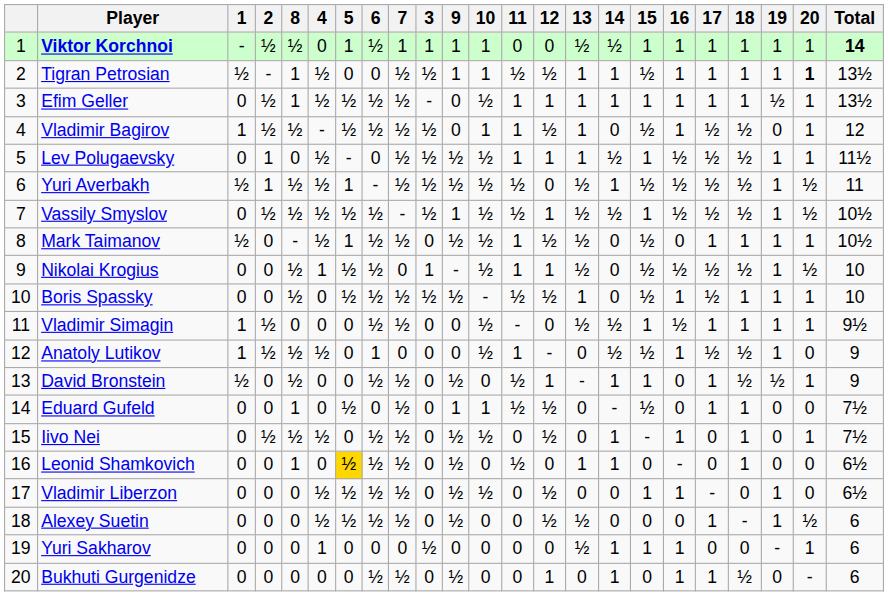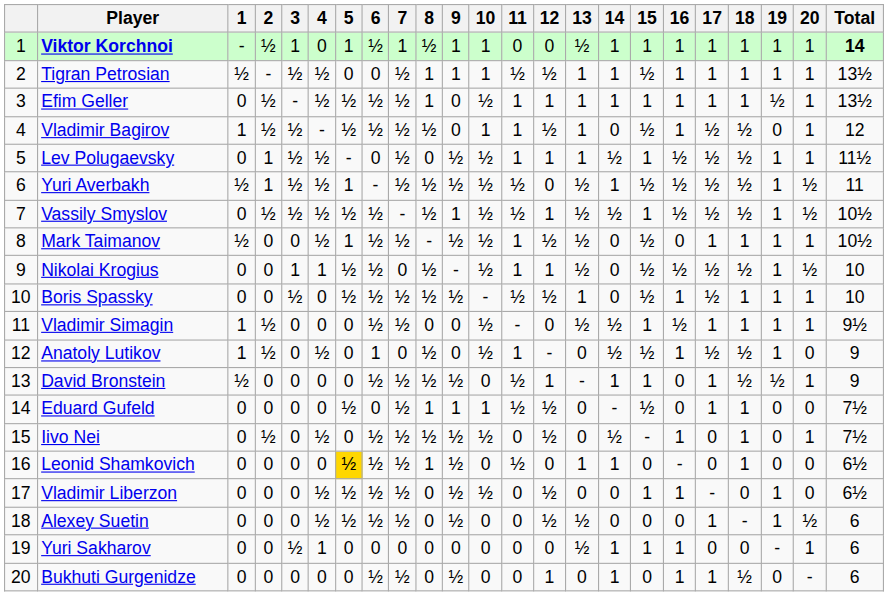columns swapped: (429, 18) <-> (295, 18)
(615, 46) ½ -> (615, 46) 1
(810, 74) bold -> (810, 74) normal
(615, 437) 1 -> (615, 437) ½
